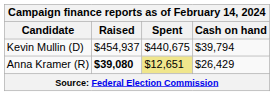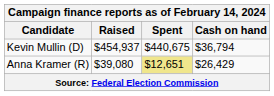(215, 47) $39,794 -> (215, 47) $36,794
(114, 64) bold -> (114, 64) normal
